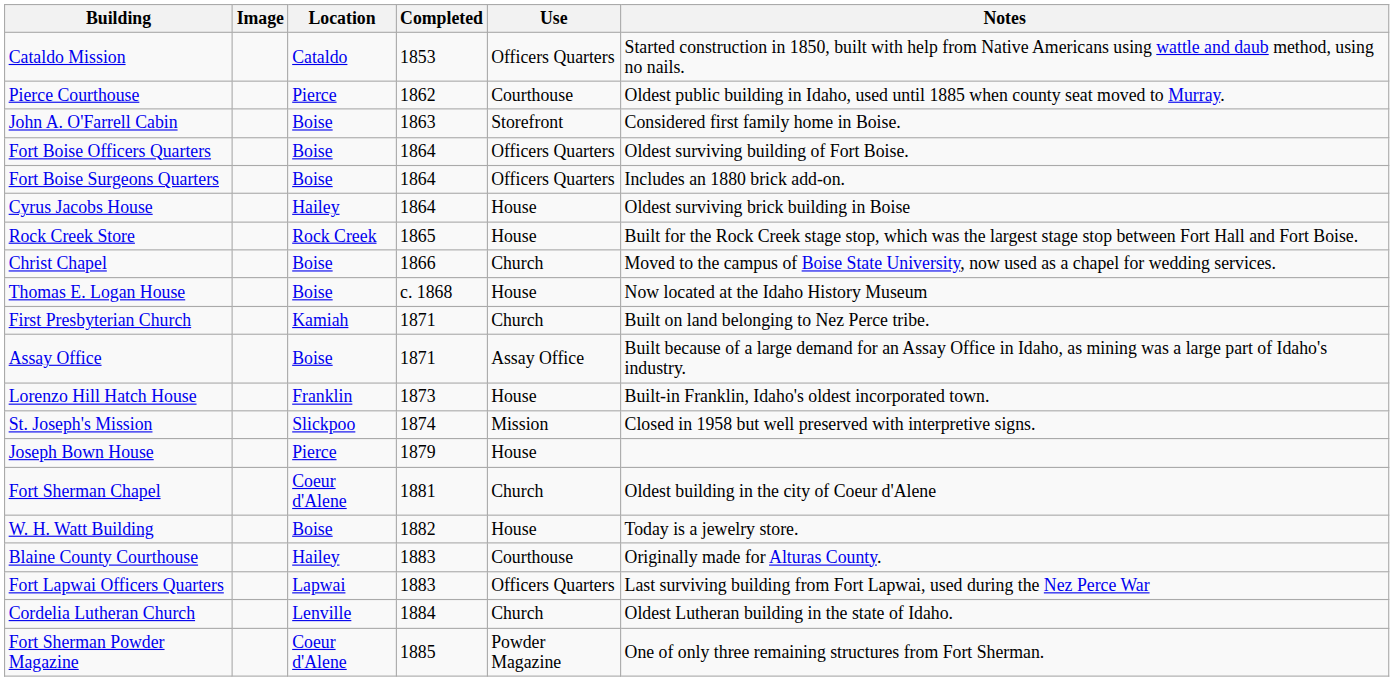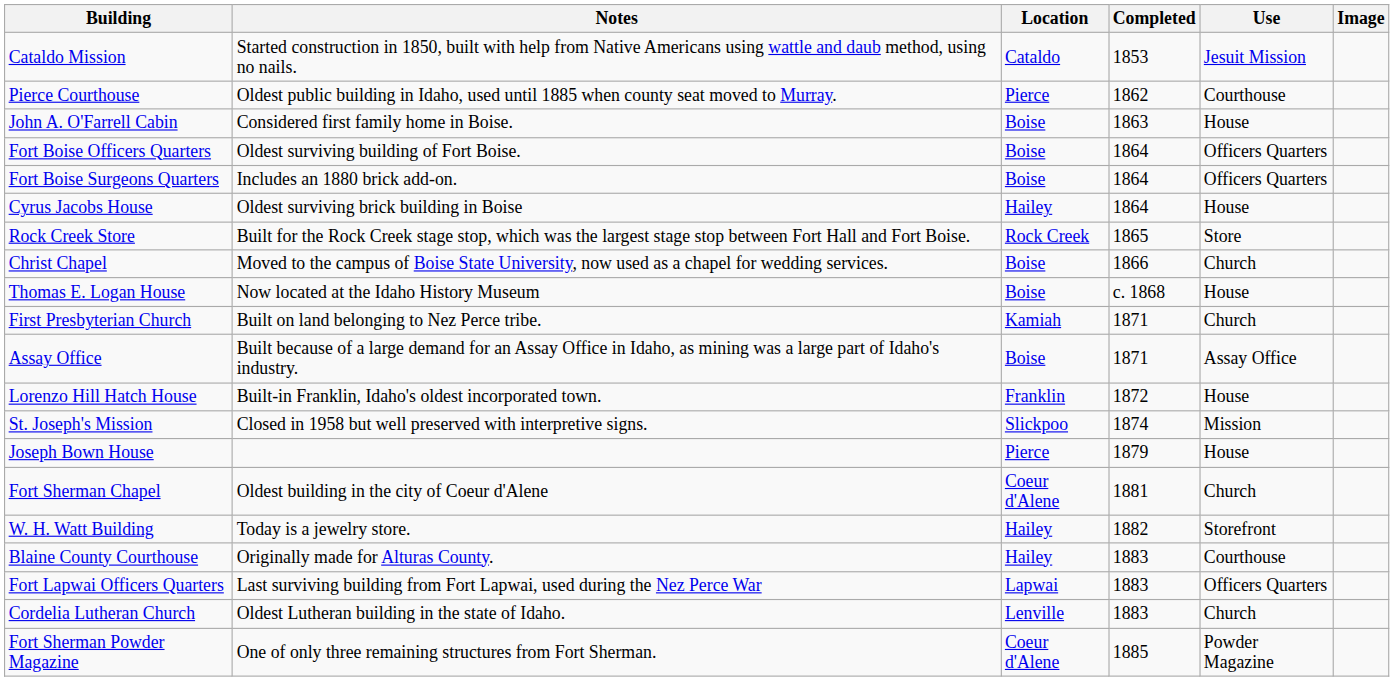columns swapped: (260, 18) <-> (1005, 18)
(553, 56) Officers Quarters -> (1255, 56) Jesuit Mission
(527, 123) Storefront -> (1227, 123) House
(514, 235) House -> (1223, 235) Store
(418, 396) 1873 -> (1131, 396) 1872
(312, 529) Boise -> (1029, 529) Hailey
(514, 529) House -> (1240, 529) Storefront
(418, 613) 1884 -> (1131, 613) 1883
